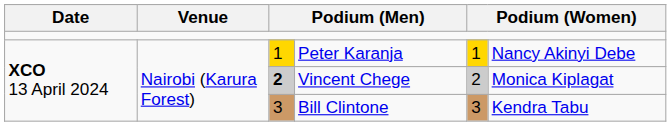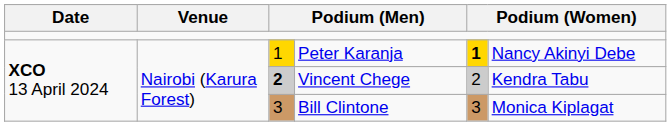(476, 53) normal -> (476, 53) bold
(553, 80) Monica Kiplagat -> (540, 80) Kendra Tabu
(540, 107) Kendra Tabu -> (553, 107) Monica Kiplagat
